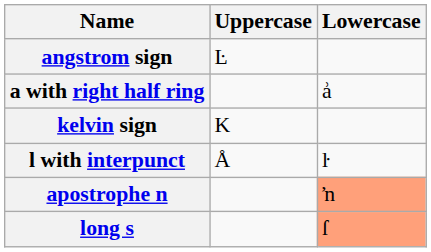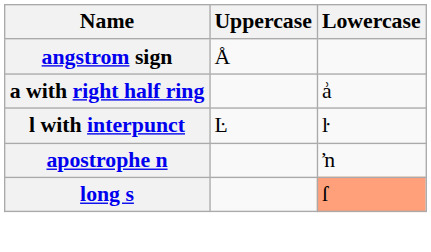(221, 56) Ŀ -> (222, 56) Å
- row: (107, 125)
(222, 159) Å -> (221, 125) Ŀ
(328, 194) lightsalmon background -> (328, 159) no background
